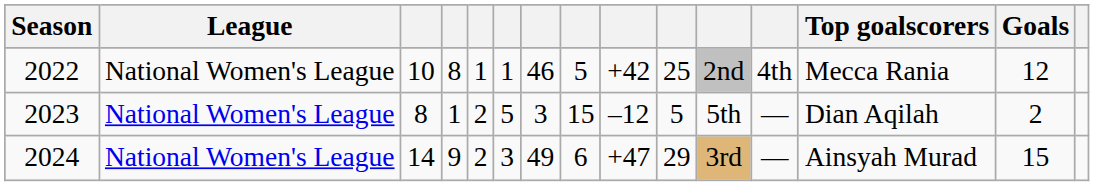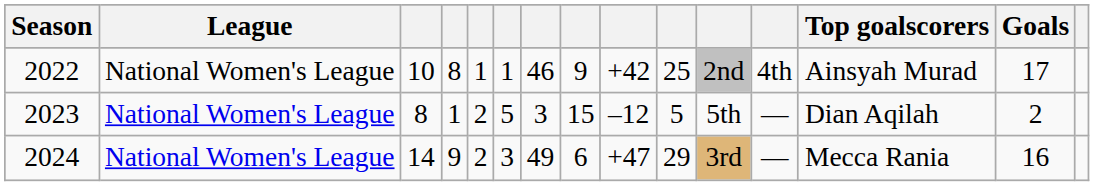(581, 69) 5 -> (581, 69) 9
(877, 69) Mecca Rania -> (891, 69) Ainsyah Murad
(1036, 69) 12 -> (1036, 69) 17
(891, 157) Ainsyah Murad -> (877, 157) Mecca Rania
(1036, 157) 15 -> (1036, 157) 16
